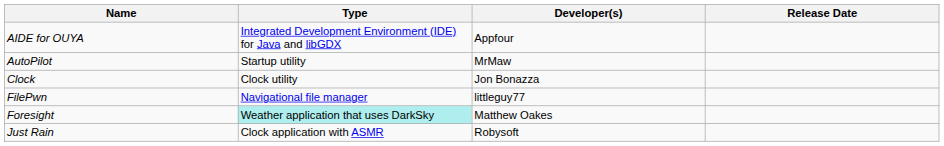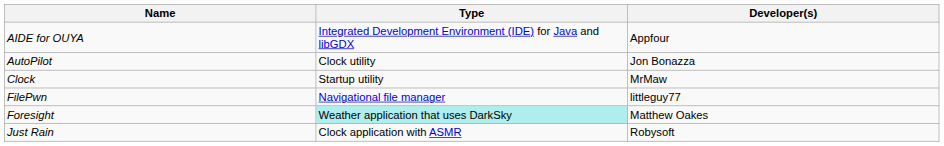- column: (822, 13)
(273, 62) Startup utility -> (347, 62) Clock utility
(493, 62) MrMaw -> (663, 62) Jon Bonazza
(269, 79) Clock utility -> (351, 79) Startup utility
(507, 79) Jon Bonazza -> (648, 79) MrMaw
